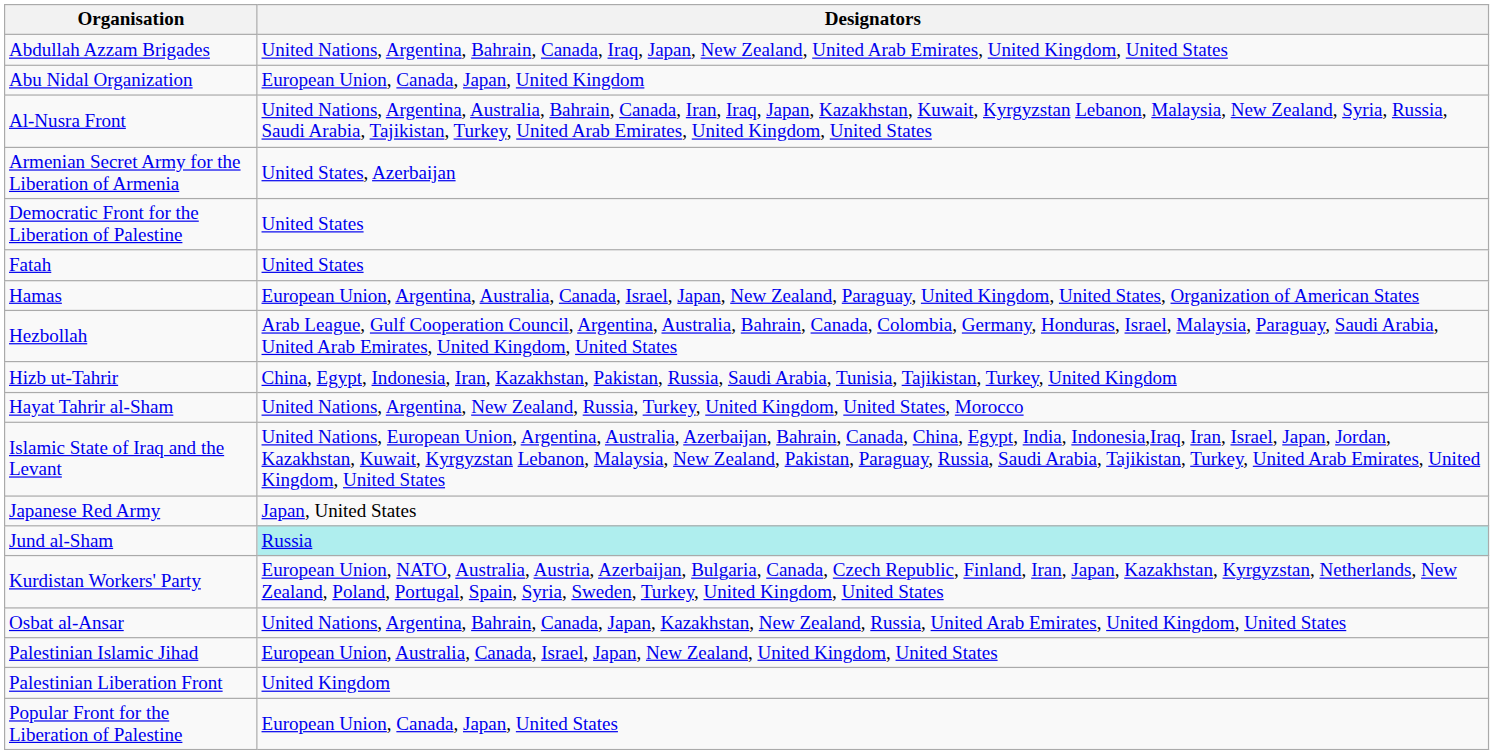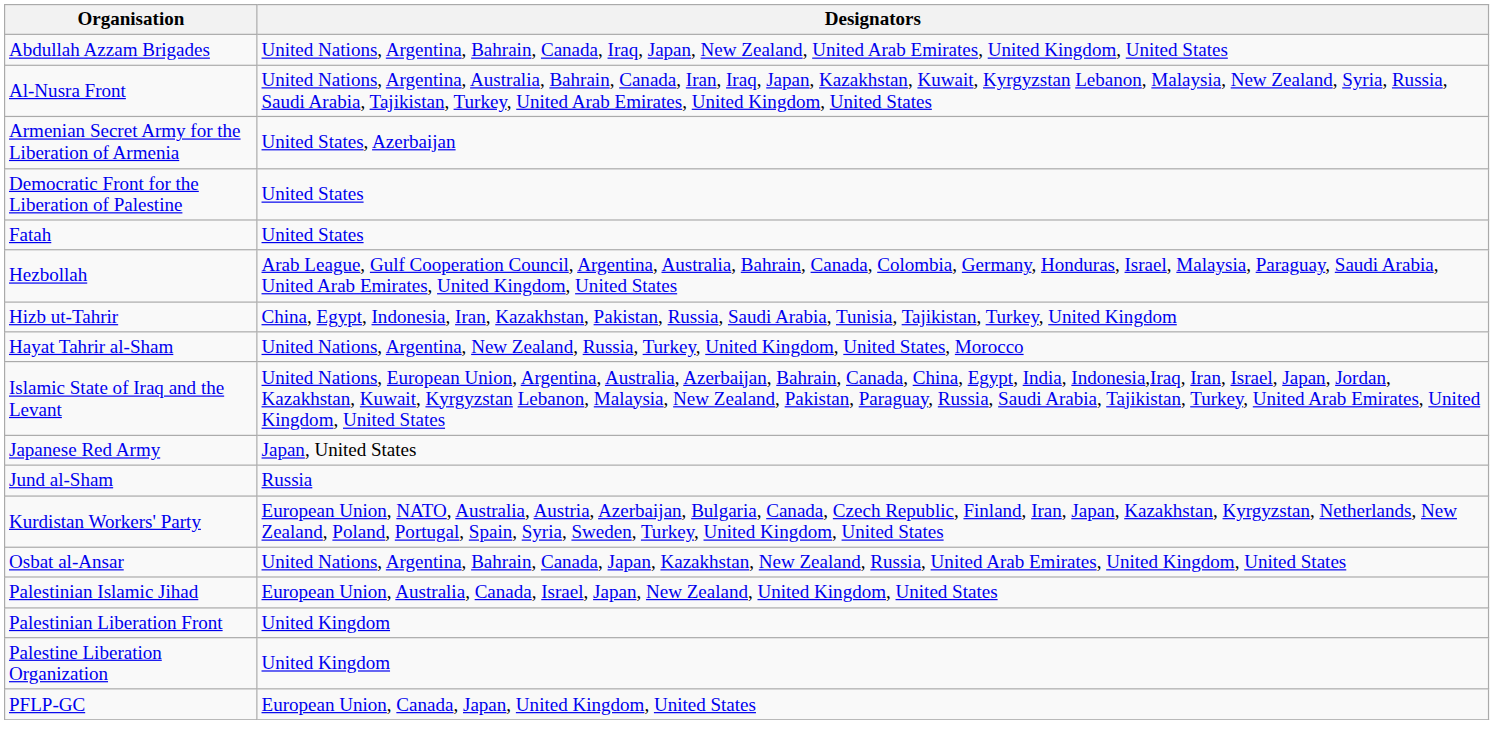- row: (101, 79)
- row: (35, 295)
(287, 540) paleturquoise background -> (287, 480) no background
+ row: (85, 663)
- row: (96, 723)
+ row: (47, 704)
